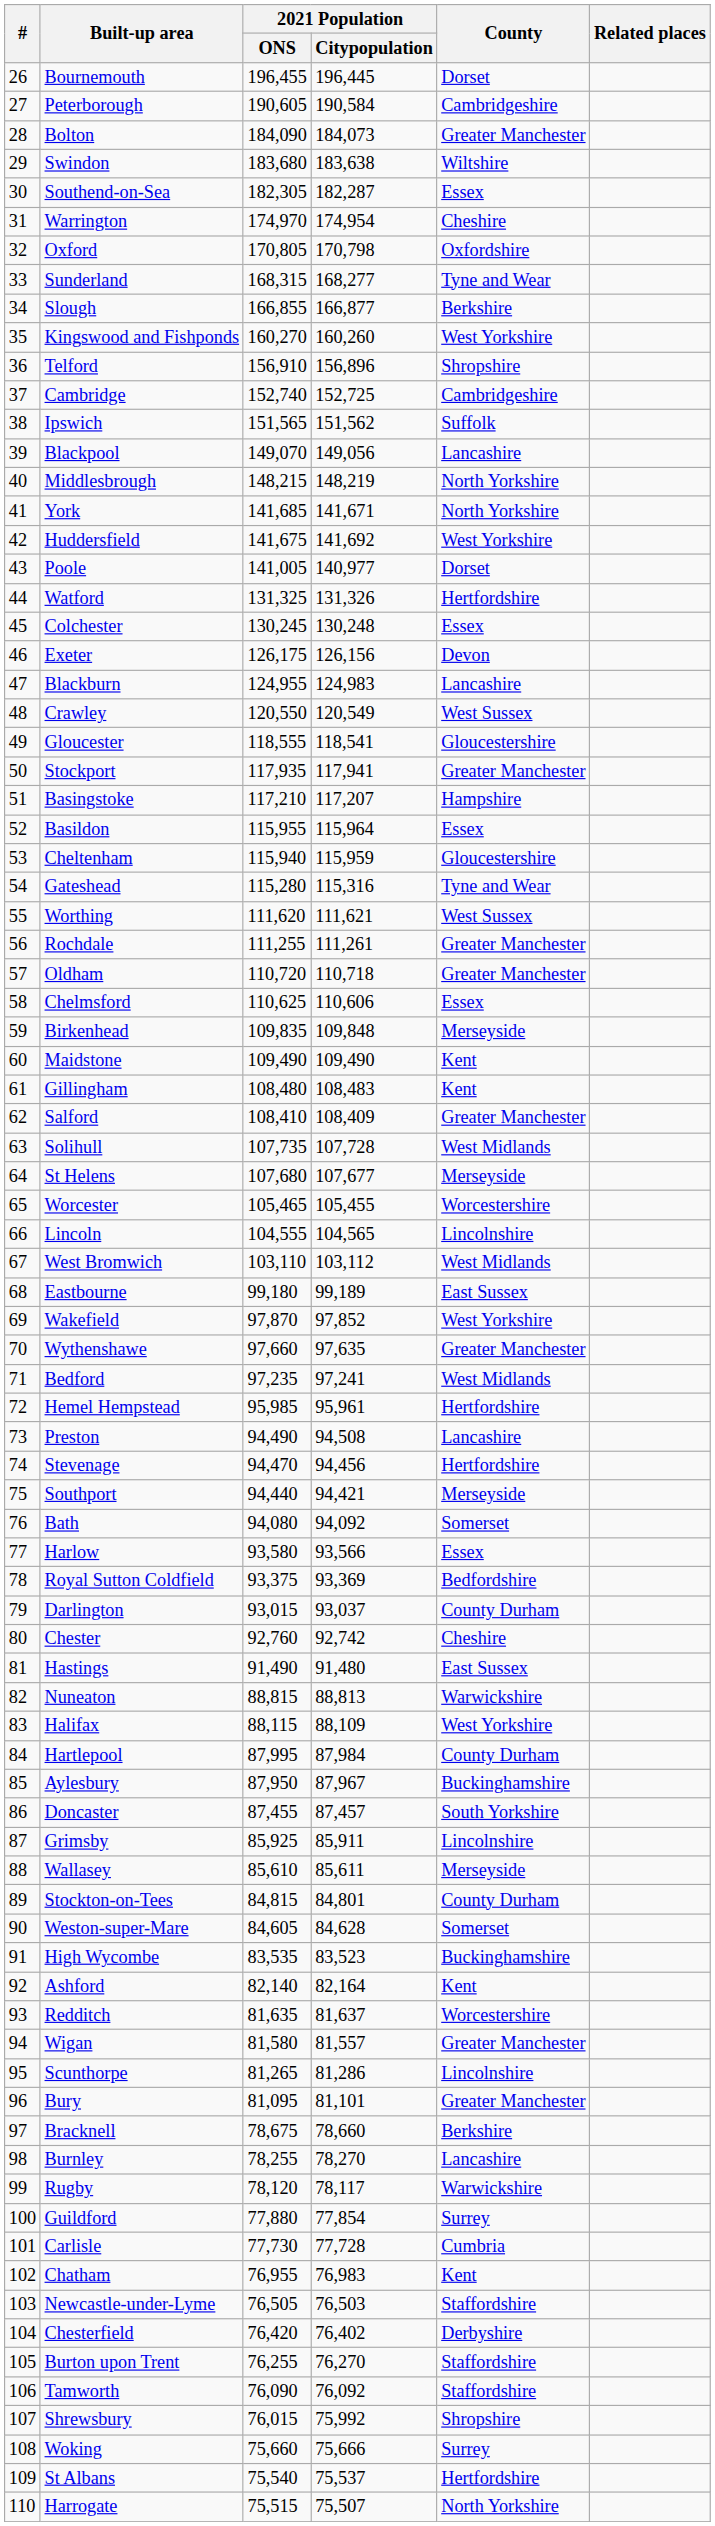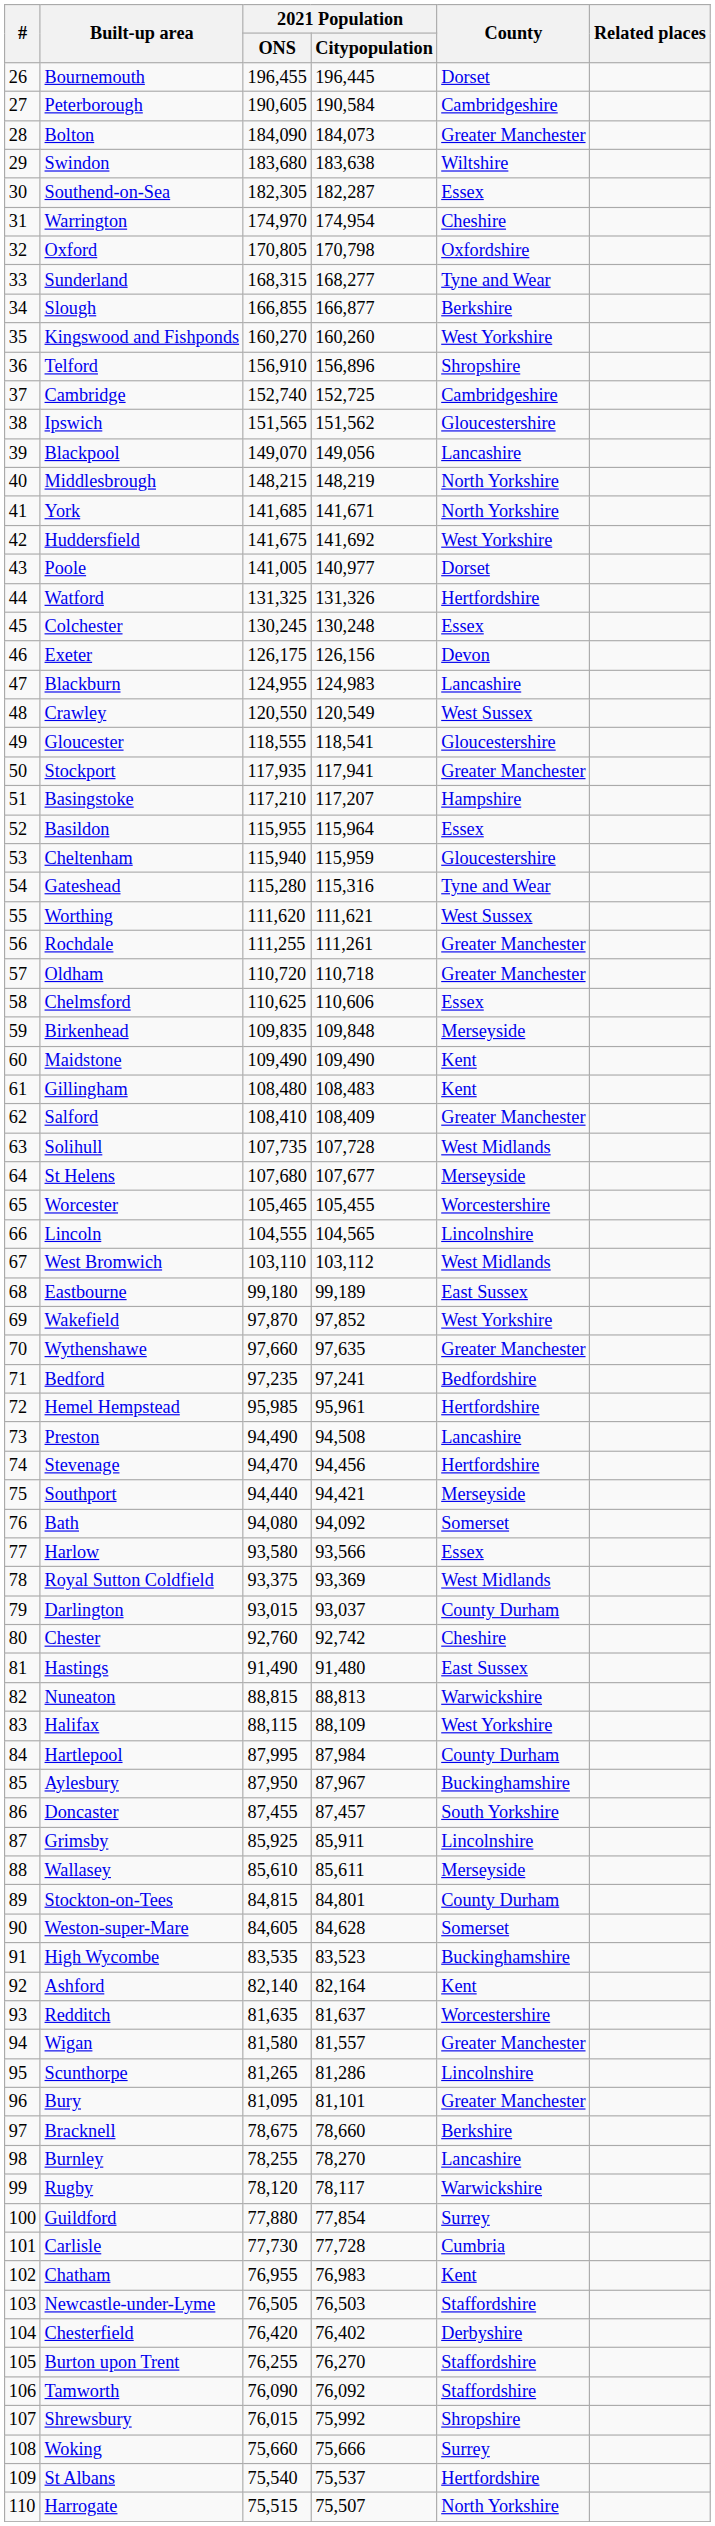(468, 423) Suffolk -> (498, 423) Gloucestershire
(496, 1378) West Midlands -> (489, 1378) Bedfordshire
(489, 1581) Bedfordshire -> (496, 1581) West Midlands
